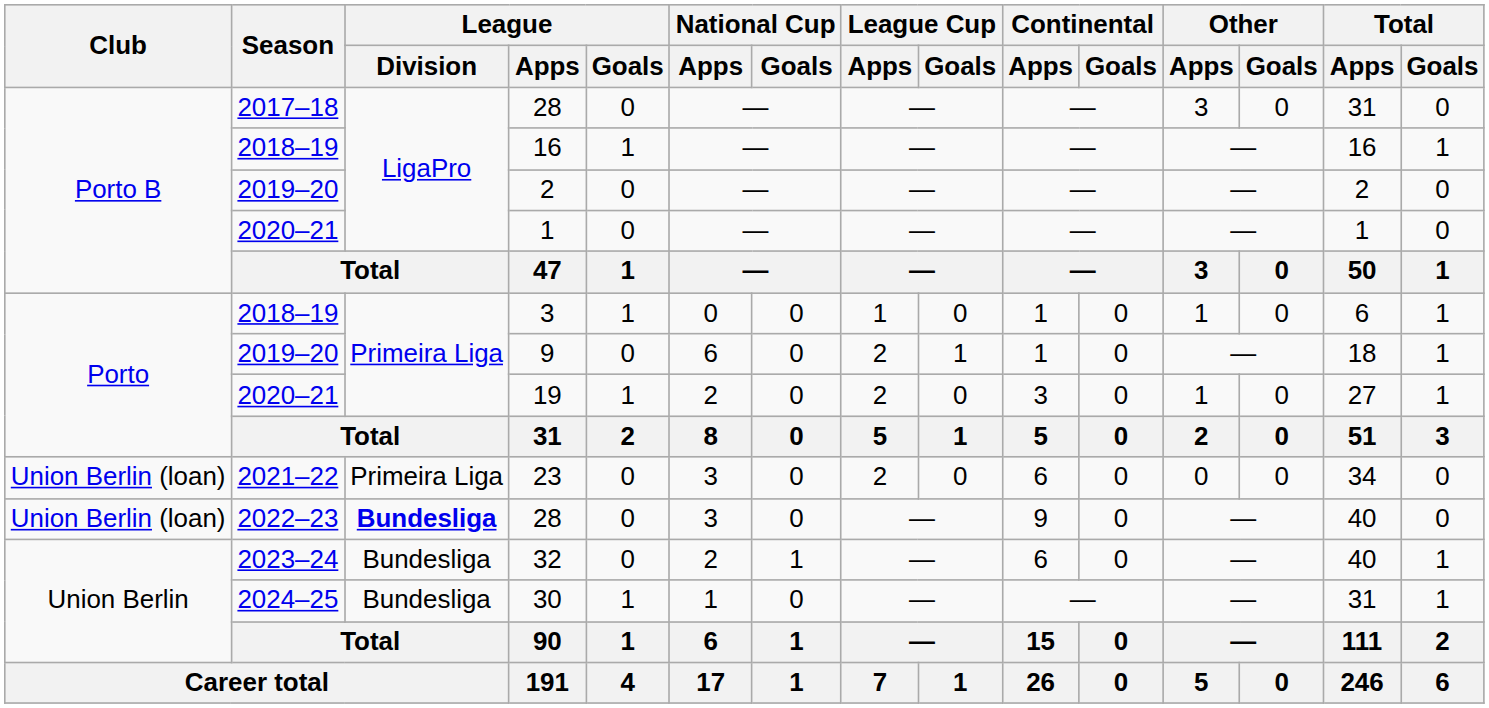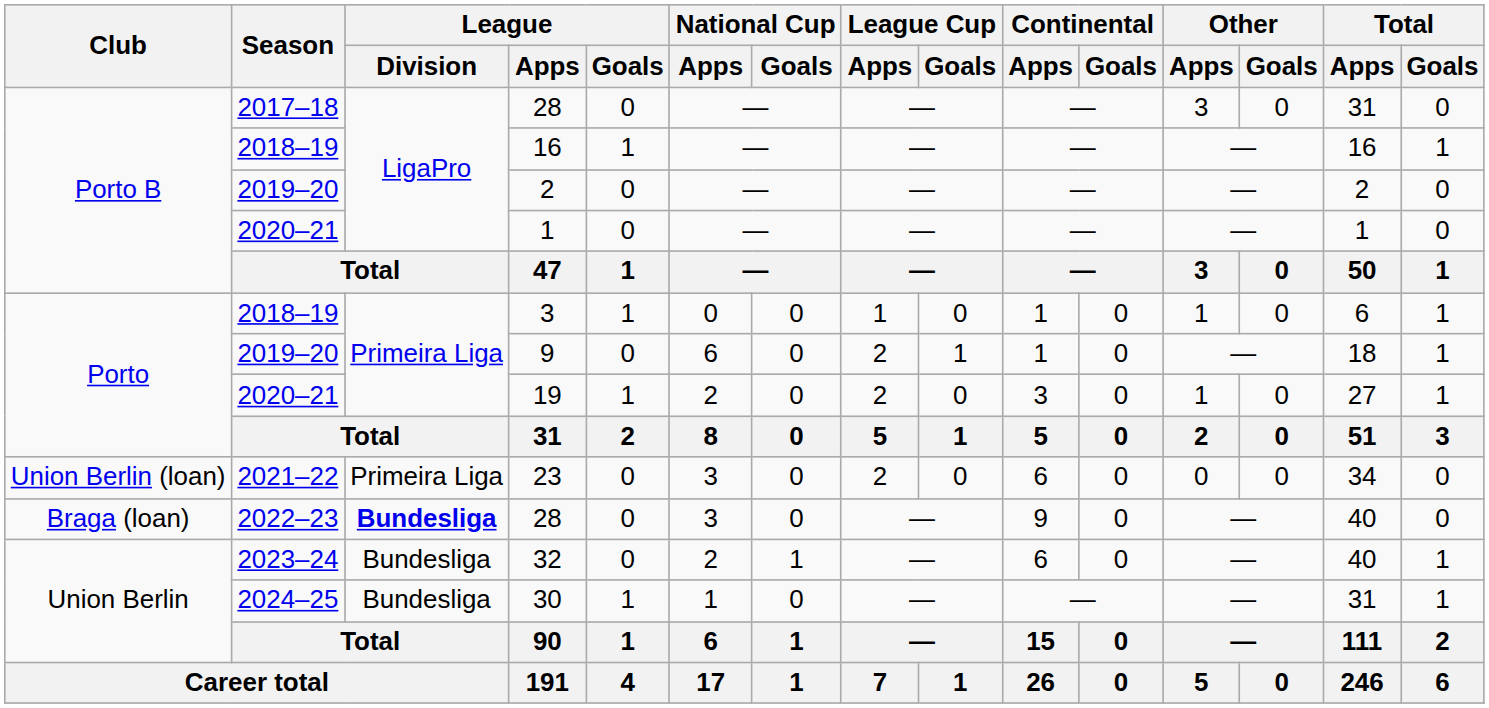(118, 518) Union Berlin (loan) -> (118, 518) Braga (loan)
